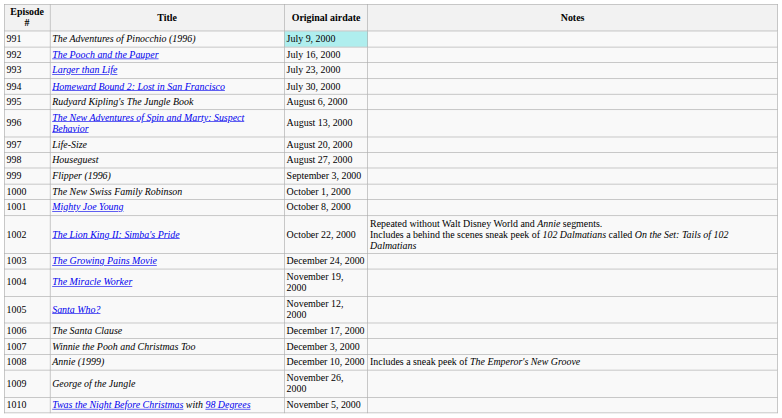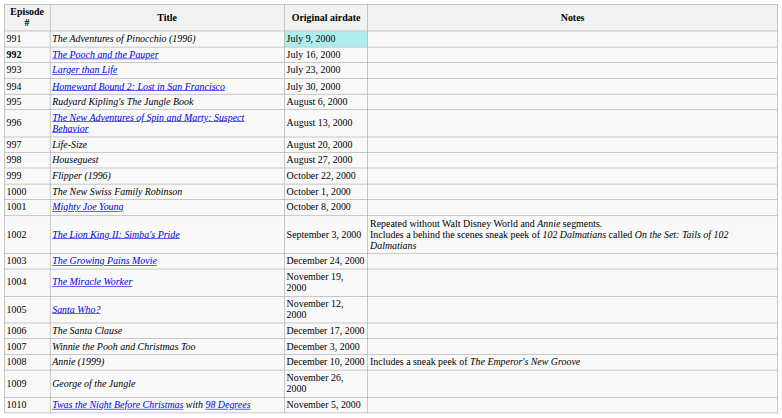(14, 54) normal -> (14, 54) bold
(324, 176) September 3, 2000 -> (321, 176) October 22, 2000
(321, 234) October 22, 2000 -> (324, 234) September 3, 2000
